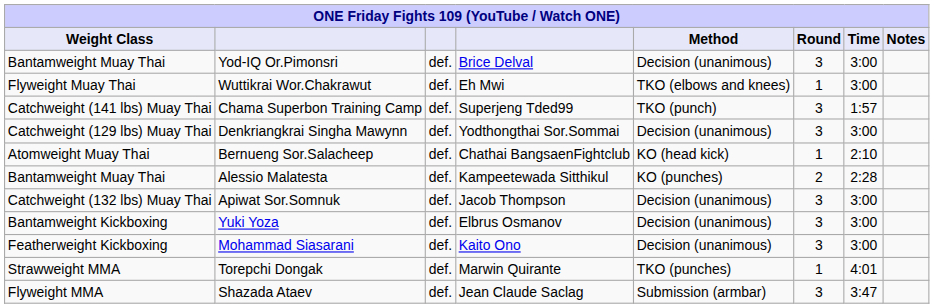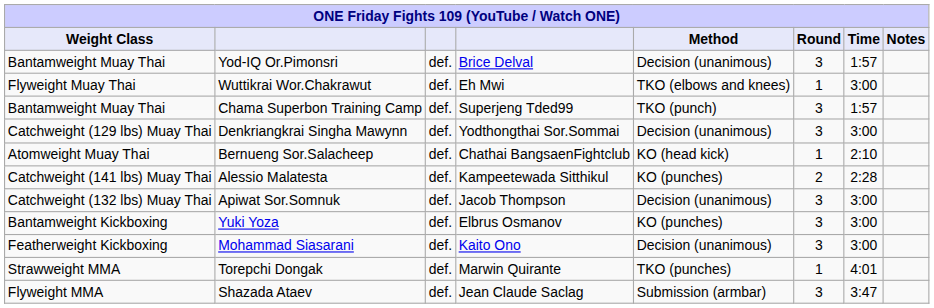(864, 62) 3:00 -> (864, 62) 1:57
(110, 108) Catchweight (141 lbs) Muay Thai -> (86, 108) Bantamweight Muay Thai
(86, 177) Bantamweight Muay Thai -> (110, 177) Catchweight (141 lbs) Muay Thai
(704, 223) Decision (unanimous) -> (680, 223) KO (punches)
